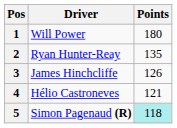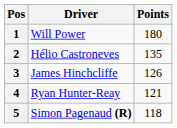(76, 54) Ryan Hunter-Reay -> (75, 54) Hélio Castroneves
(75, 93) Hélio Castroneves -> (76, 93) Ryan Hunter-Reay
(153, 113) paleturquoise background -> (153, 113) no background
